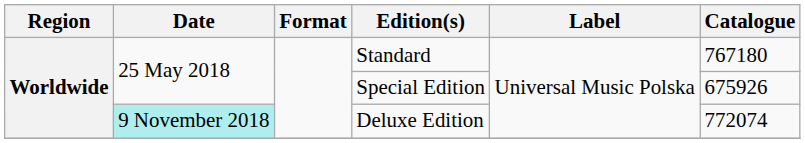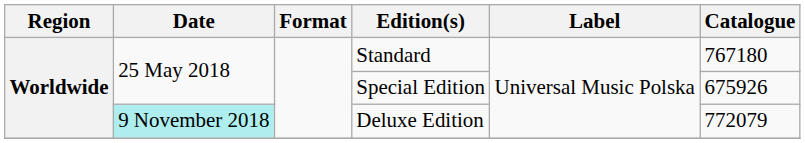(736, 120) 772074 -> (736, 120) 772079
